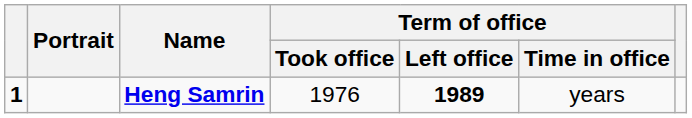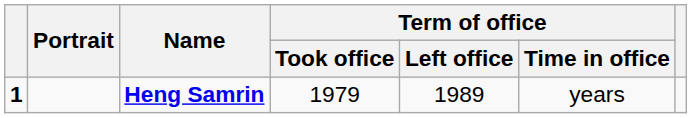(335, 94) 1976 -> (335, 94) 1979
(459, 94) bold -> (459, 94) normal
